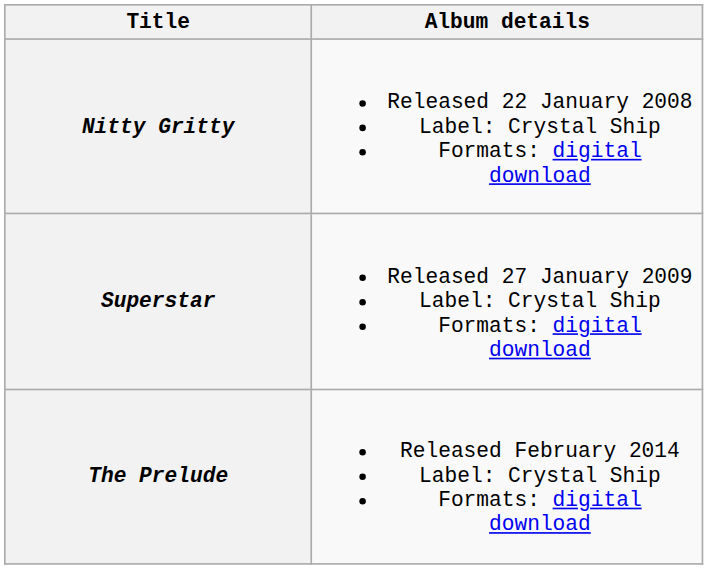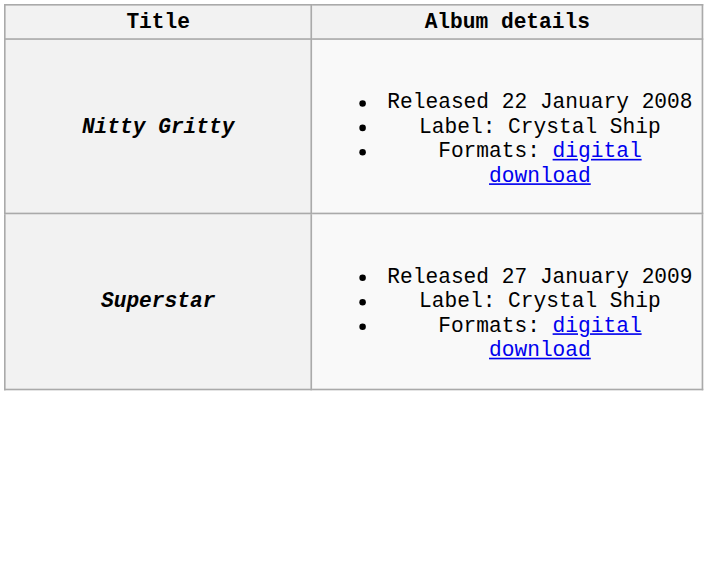- row: (158, 476)
